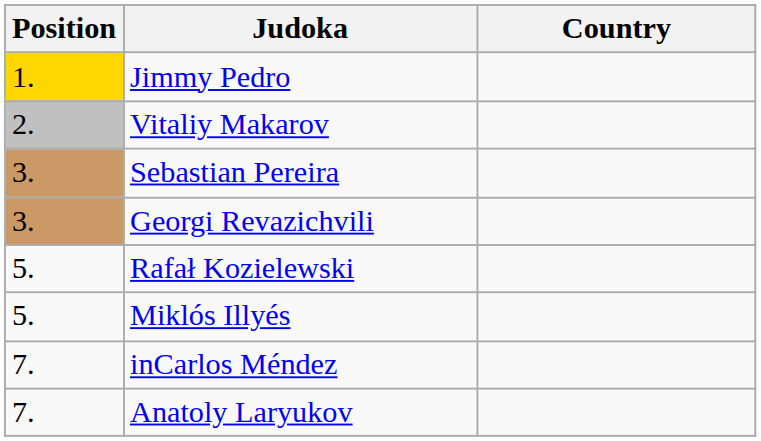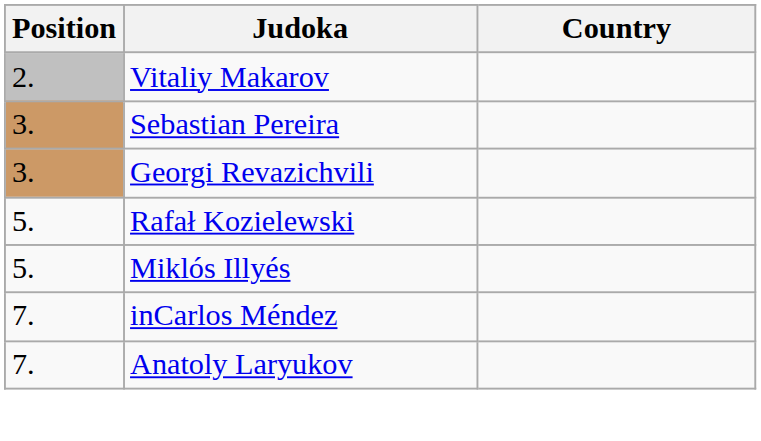- row: (210, 76)
